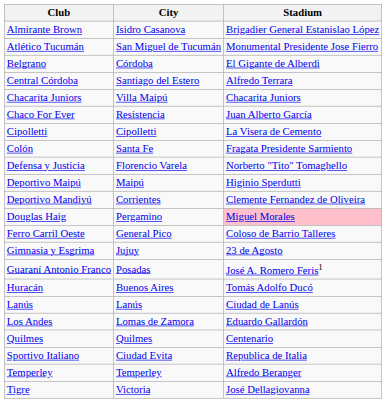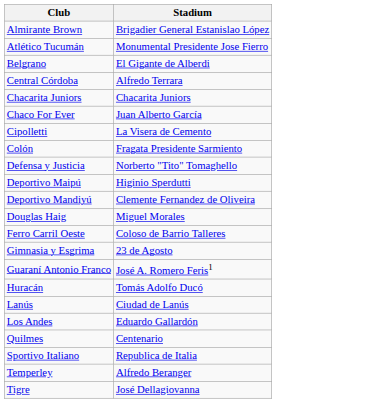- column: (169, 13)
(260, 217) pink background -> (150, 217) no background
